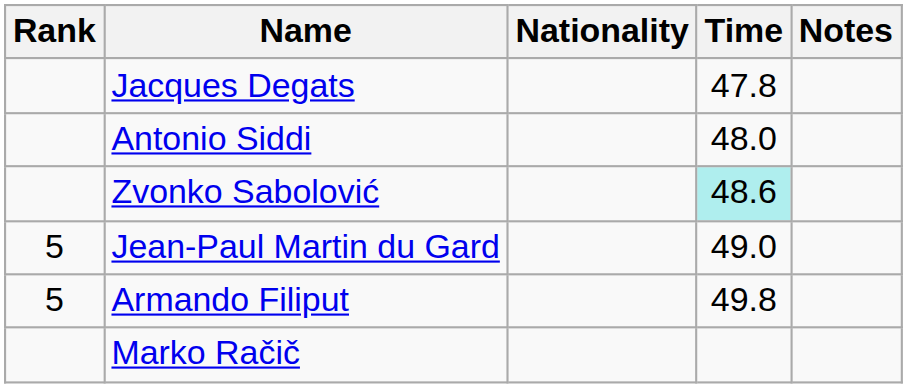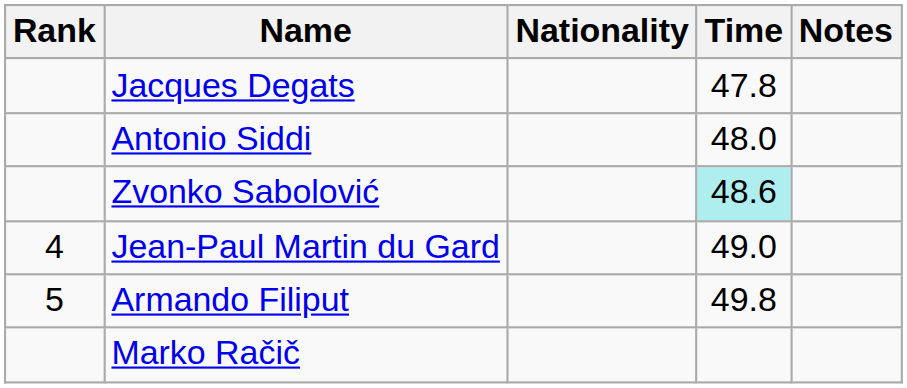(54, 246) 5 -> (54, 246) 4
